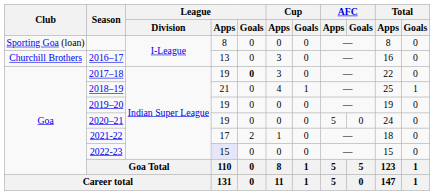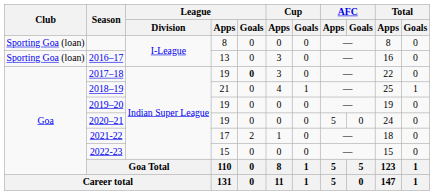(46, 58) Churchill Brothers -> (46, 58) Sporting Goa (loan)
(224, 151) lavender background -> (224, 151) no background
